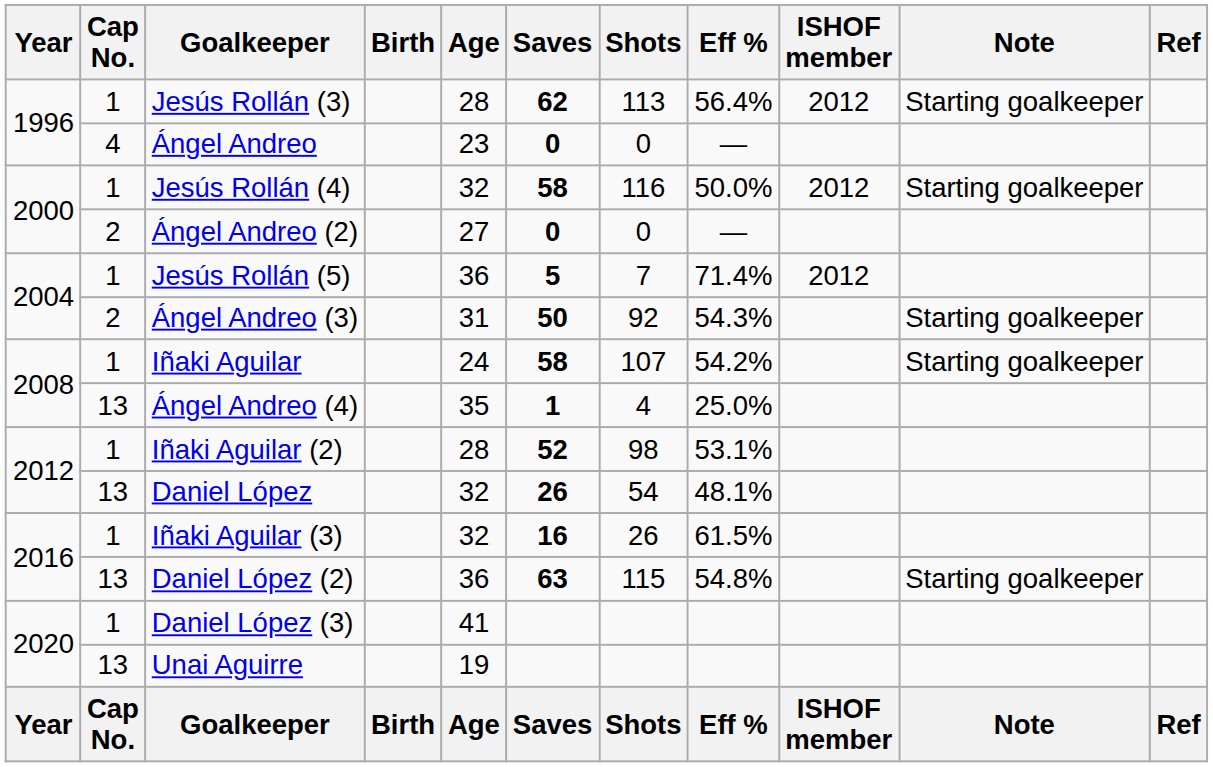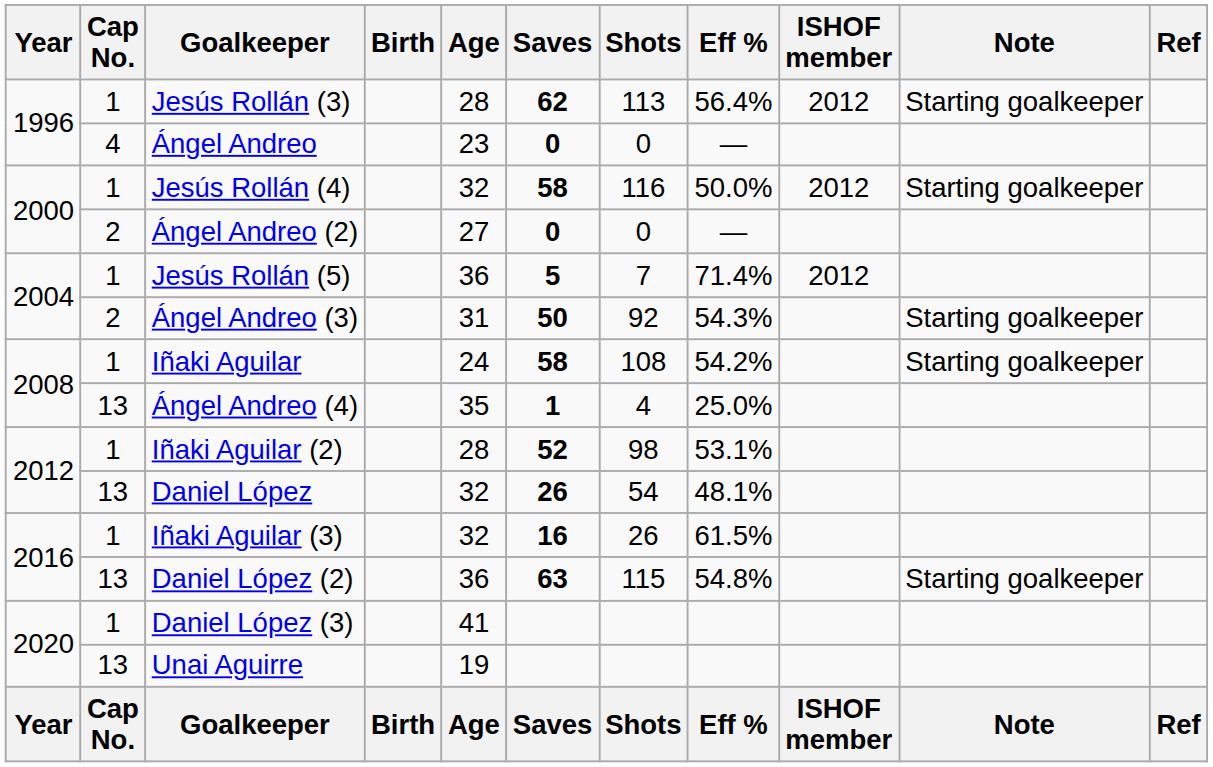(643, 362) 107 -> (643, 362) 108
